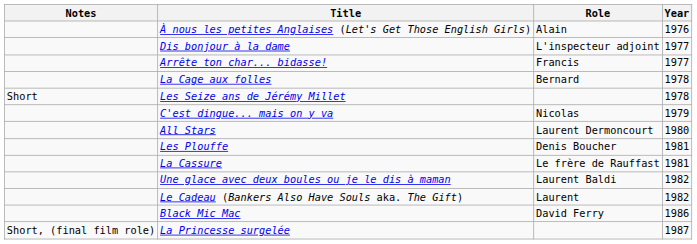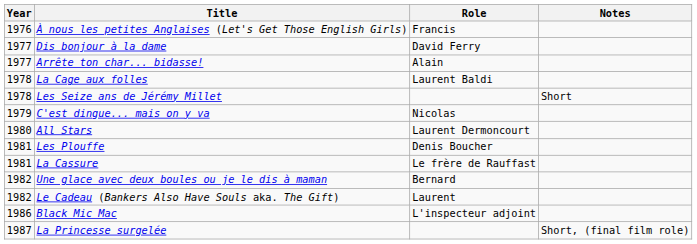columns swapped: (677, 13) <-> (81, 13)
(551, 30) Alain -> (434, 30) Francis
(598, 46) L'inspecteur adjoint -> (446, 46) David Ferry
(558, 63) Francis -> (428, 63) Alain
(558, 80) Bernard -> (453, 80) Laurent Baldi
(576, 180) Laurent Baldi -> (434, 180) Bernard
(570, 214) David Ferry -> (474, 214) L'inspecteur adjoint
